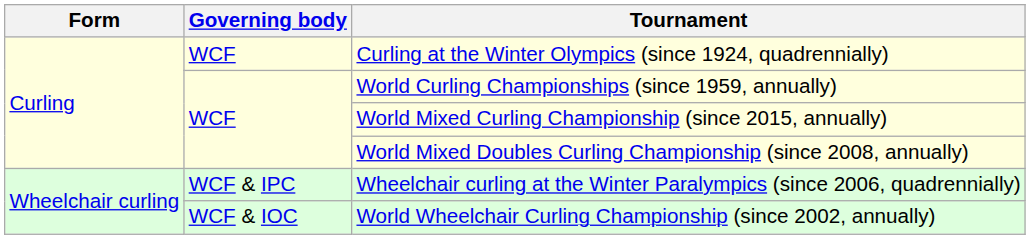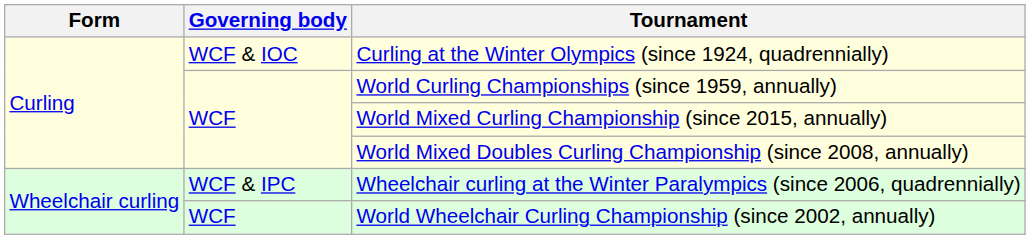(212, 53) WCF -> (243, 53) WCF & IOC
(243, 217) WCF & IOC -> (212, 217) WCF
